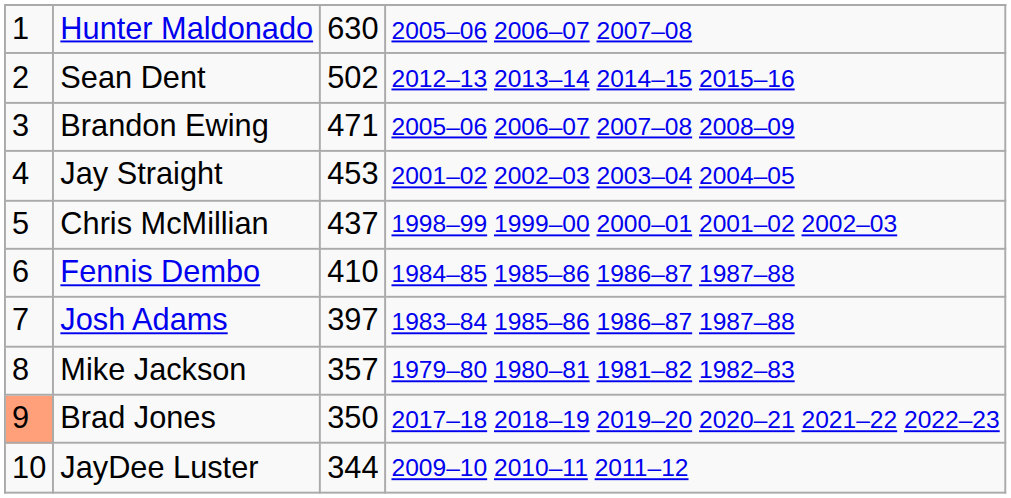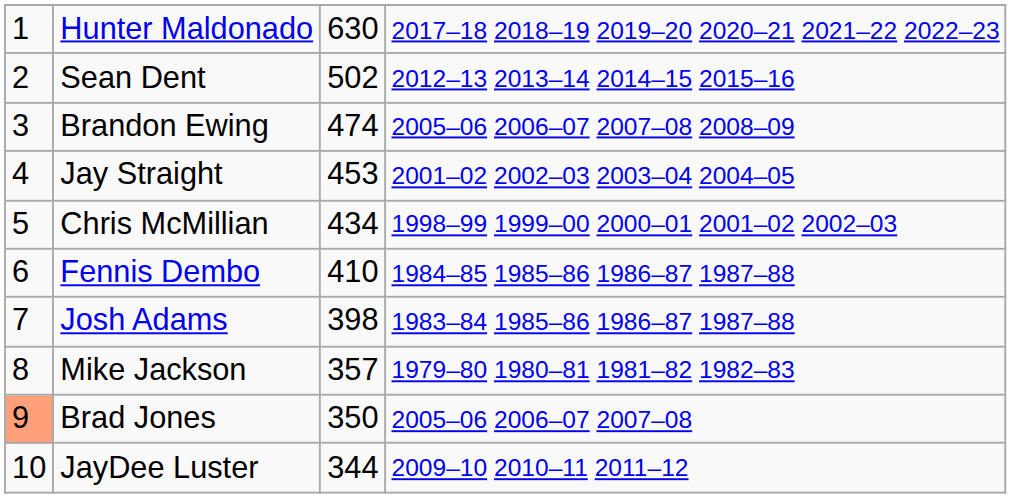(542, 29) 2005–06 2006–07 2007–08 -> (696, 29) 2017–18 2018–19 2019–20 2020–21 2021–22 2022–23
(353, 126) 471 -> (353, 126) 474
(353, 223) 437 -> (353, 223) 434
(353, 321) 397 -> (353, 321) 398
(696, 419) 2017–18 2018–19 2019–20 2020–21 2021–22 2022–23 -> (542, 419) 2005–06 2006–07 2007–08
